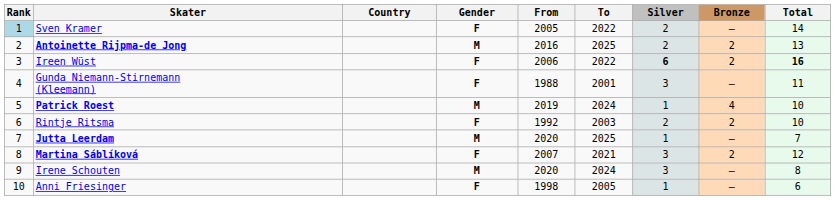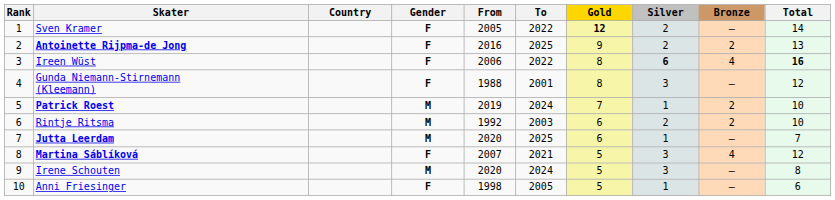+ column: (599, 13)
(19, 29) lightblue background -> (19, 29) no background
(477, 45) M -> (428, 45) F
(732, 61) 2 -> (732, 61) 4
(798, 84) 11 -> (798, 84) 12
(732, 106) 4 -> (732, 106) 2
(477, 122) F -> (428, 122) M
(732, 155) 2 -> (732, 155) 4
